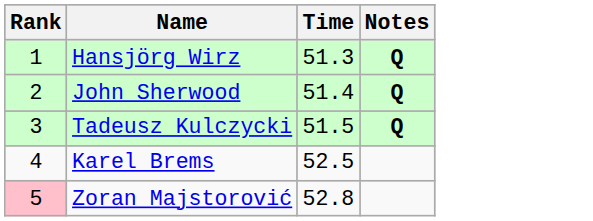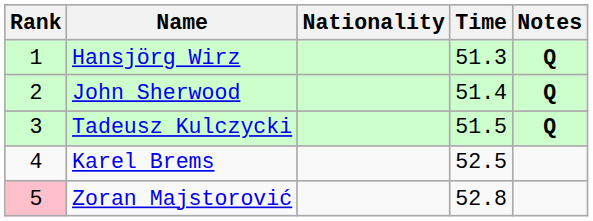+ column: (374, 22)
